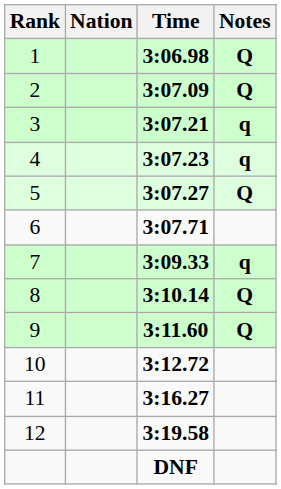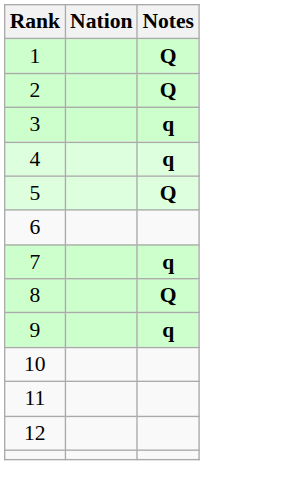- column: (176, 21)
(245, 329) Q -> (168, 329) q
